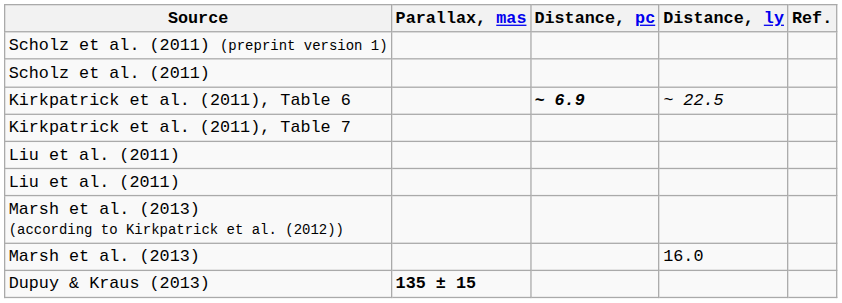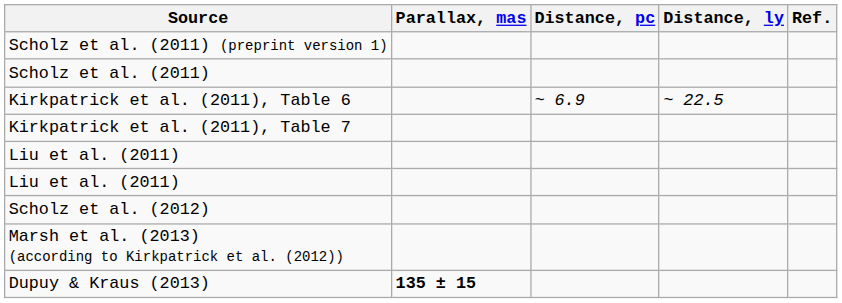(560, 100) bold -> (560, 100) normal
+ row: (109, 210)
- row: (104, 256)
